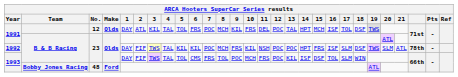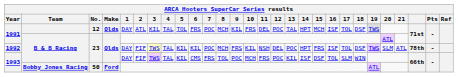(278, 48) POC -> (278, 48) DEL
(347, 48) SLM -> (347, 48) TOL
(182, 57) TOL -> (182, 57) KIL
(96, 67) 48 -> (96, 67) 50
